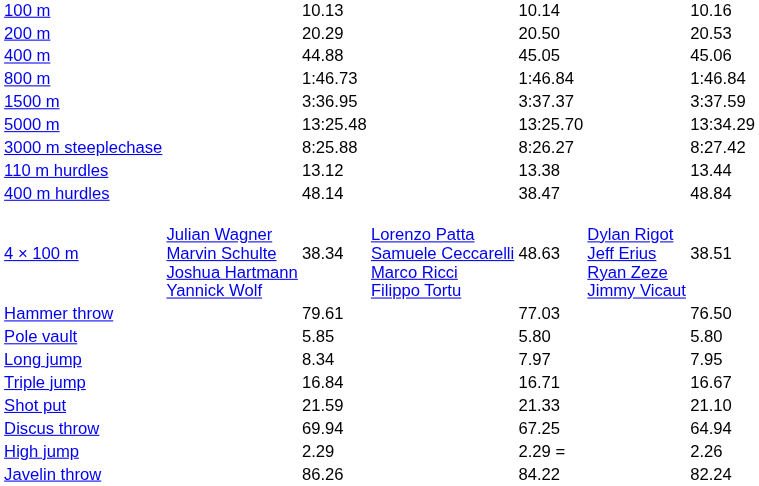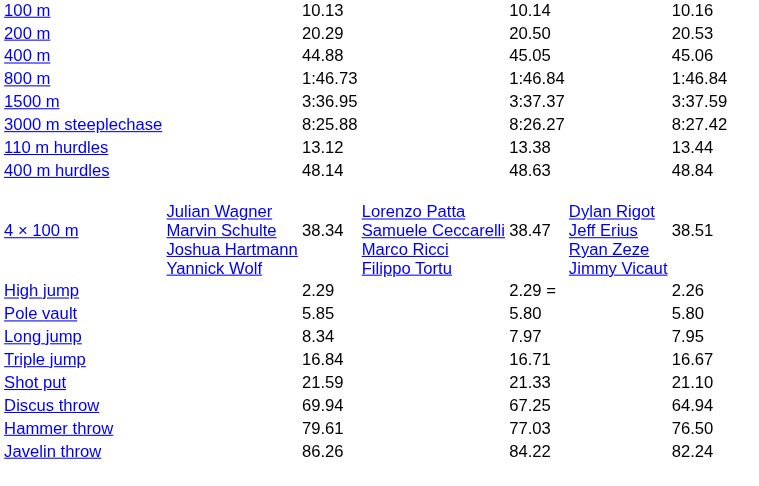- row: (32, 124)
(539, 193) 38.47 -> (530, 170) 48.63
(539, 253) 48.63 -> (530, 230) 38.47
rows swapped: (42, 451) <-> (59, 314)
